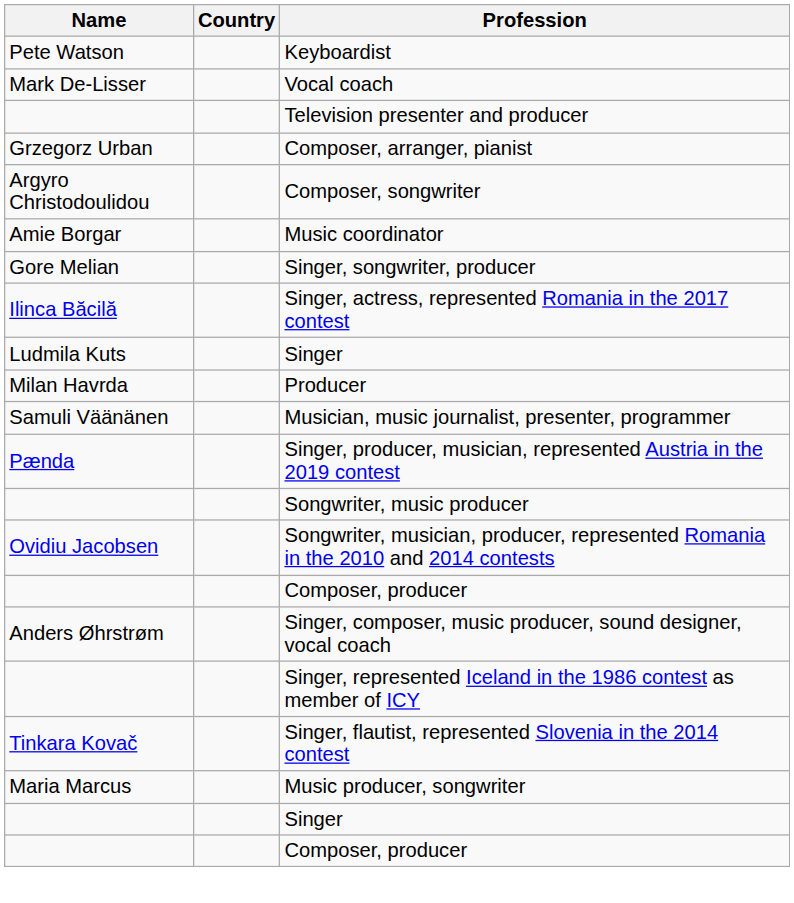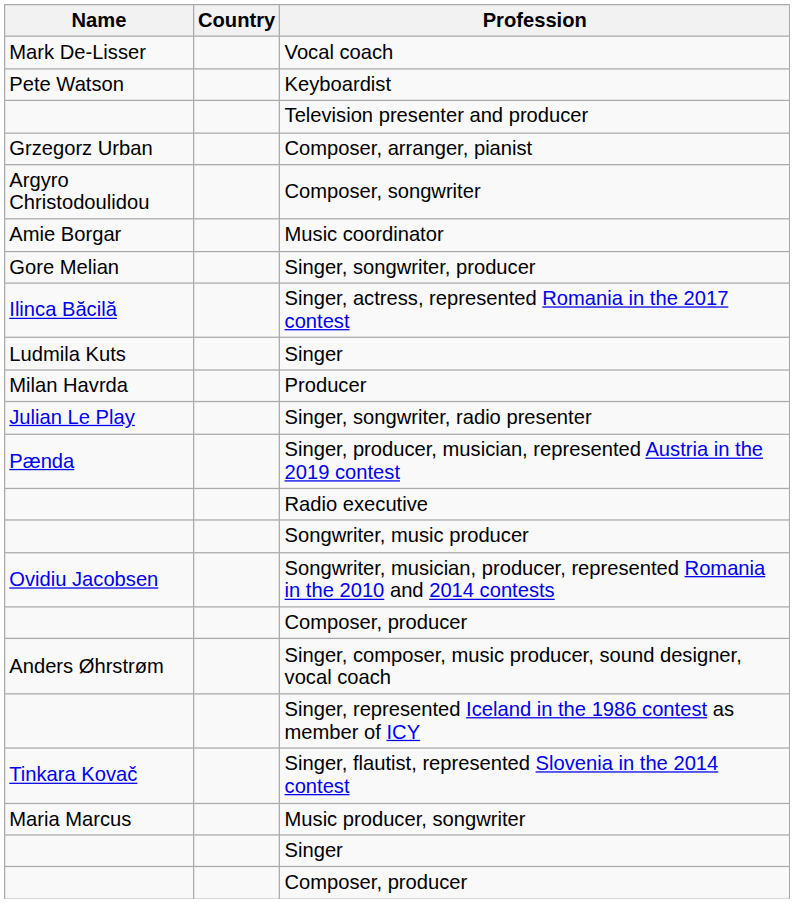rows swapped: (67, 52) <-> (78, 84)
+ row: (72, 417)
- row: (89, 417)
+ row: (99, 504)
